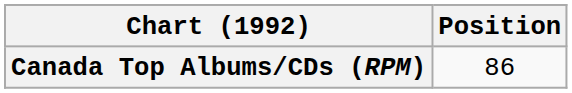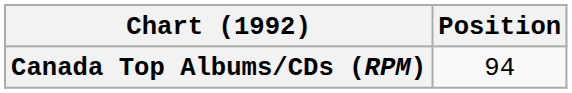(500, 68) 86 -> (500, 68) 94
